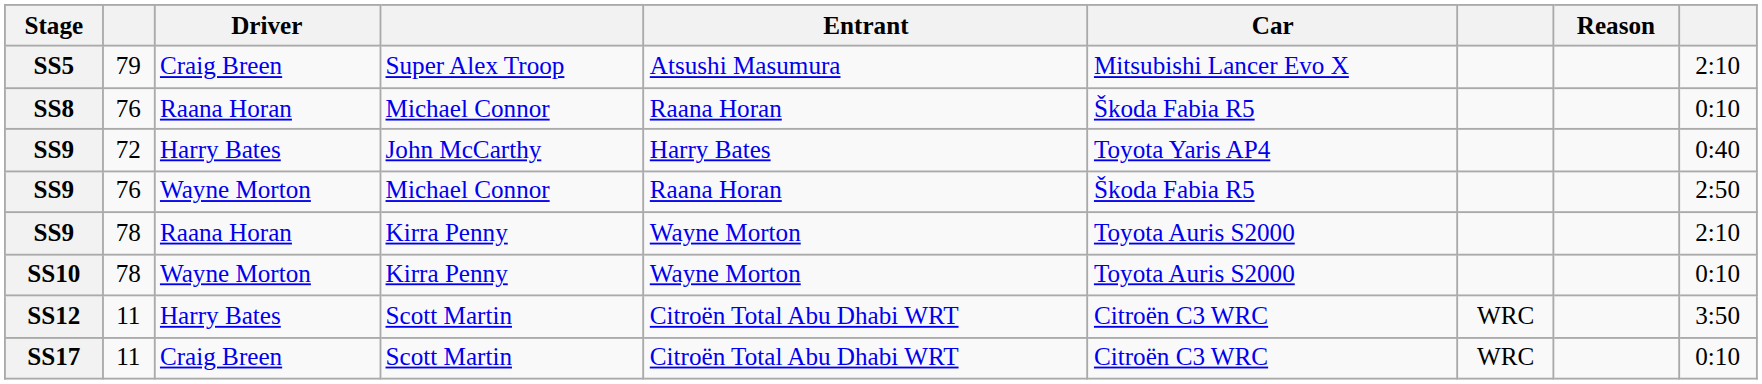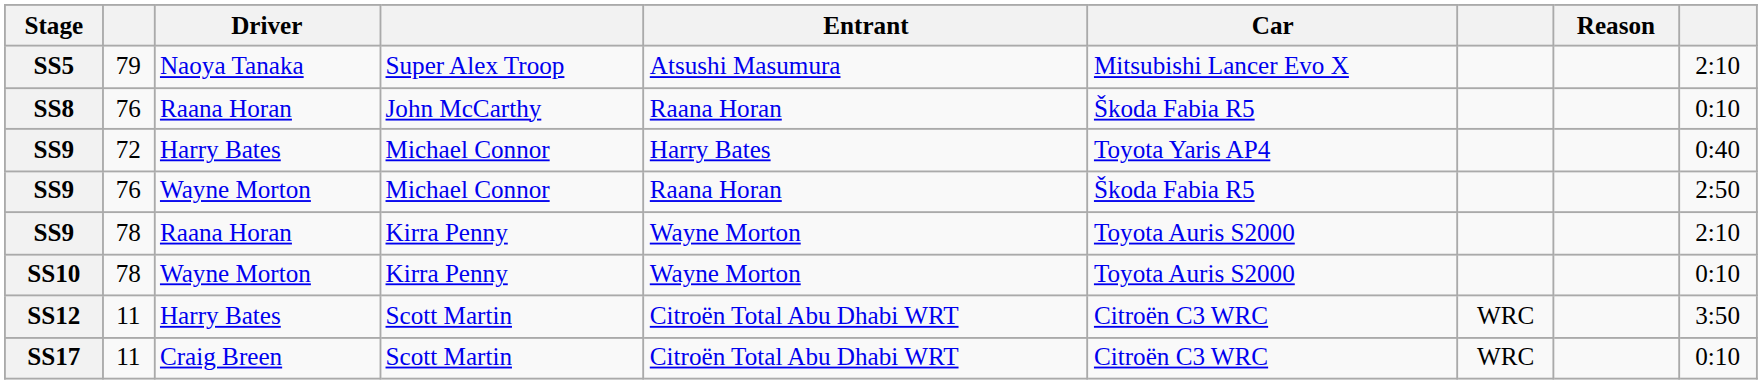(221, 66) Craig Breen -> (232, 66) Naoya Tanaka
(468, 107) Michael Connor -> (463, 107) John McCarthy
(463, 149) John McCarthy -> (468, 149) Michael Connor
